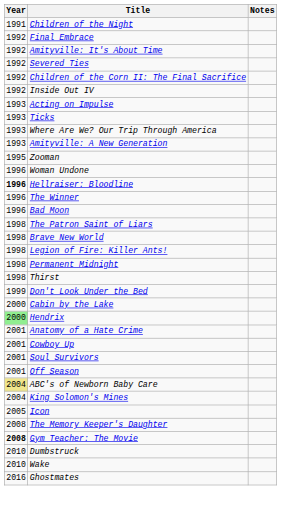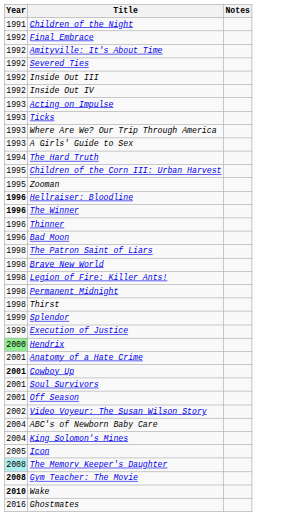+ row: (64, 78)
- row: (138, 78)
- row: (99, 144)
+ row: (81, 144)
+ row: (64, 158)
+ row: (126, 171)
- row: (59, 171)
(16, 198) normal -> (16, 211) bold
+ row: (47, 225)
+ row: (49, 318)
- row: (89, 291)
+ row: (79, 331)
- row: (72, 305)
(16, 345) normal -> (16, 371) bold
+ row: (118, 411)
(16, 385) khaki background -> (16, 425) no background
(16, 425) no background -> (16, 465) paleturquoise background
- row: (54, 451)
(16, 465) normal -> (16, 492) bold
